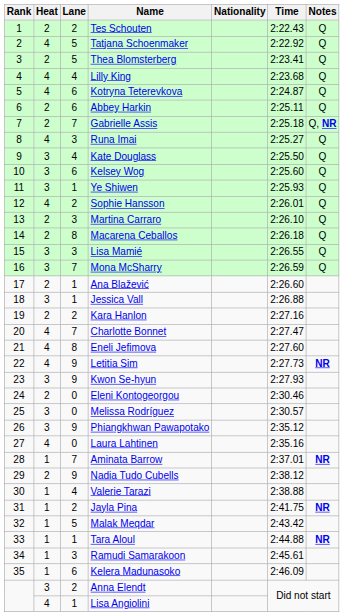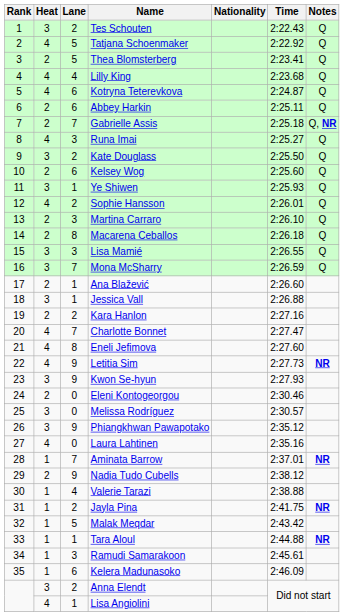(47, 28) 2 -> (47, 28) 3
(74, 156) 4 -> (74, 156) 2
(47, 172) 3 -> (47, 172) 2
